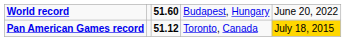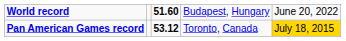(166, 28) 51.12 -> (166, 28) 53.12
